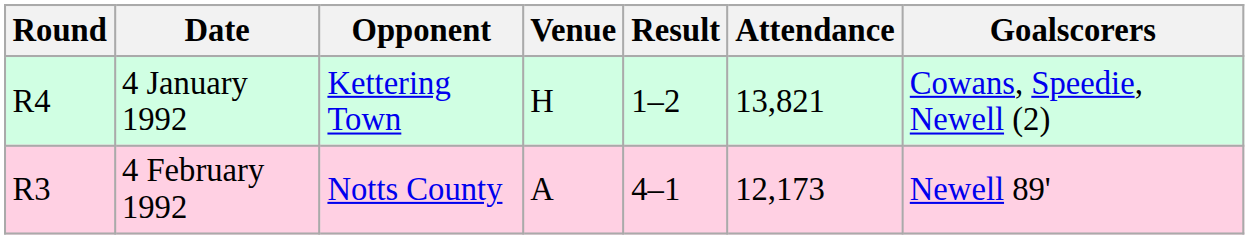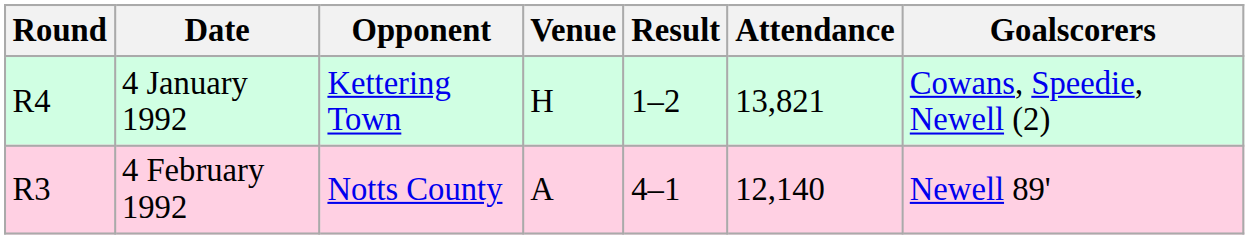(780, 188) 12,173 -> (780, 188) 12,140
